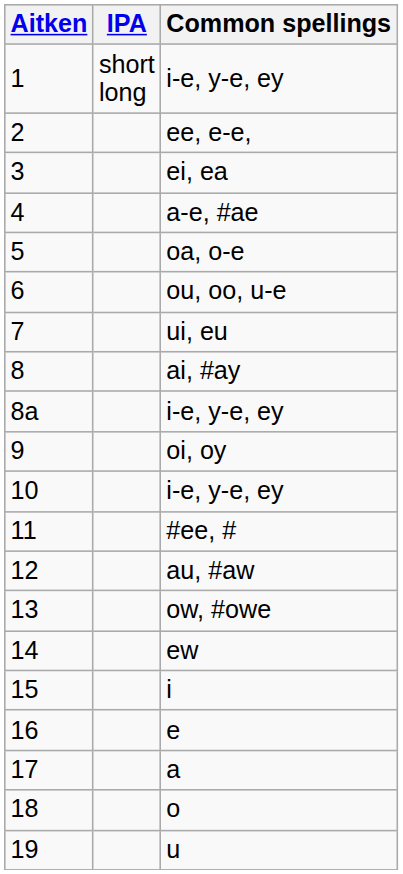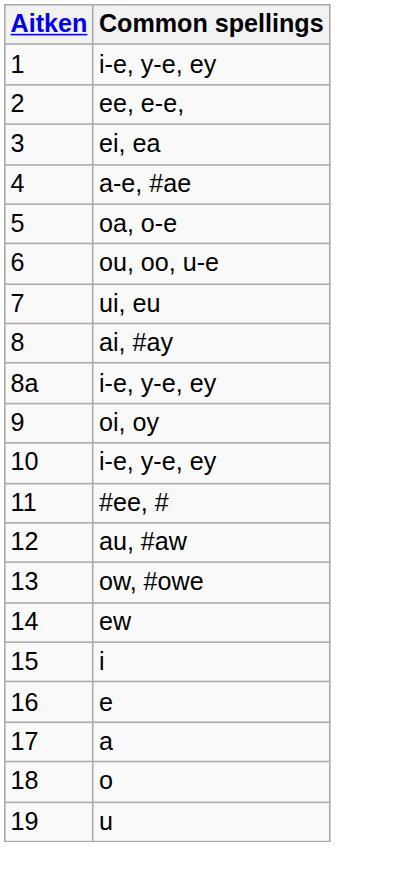- column: (127, 24)
